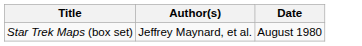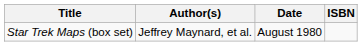+ column: (341, 13)
